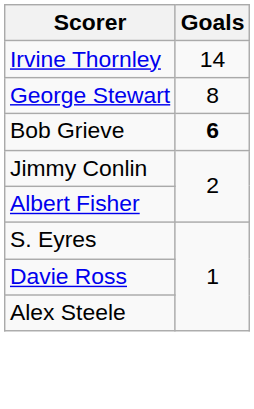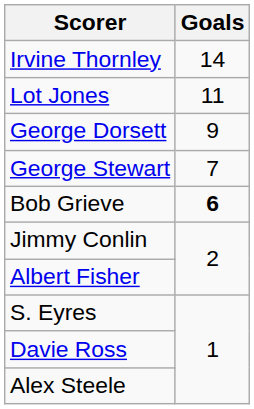+ row: (60, 95)
+ row: (88, 131)
(213, 95) 8 -> (213, 167) 7
